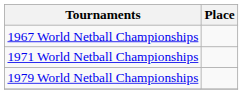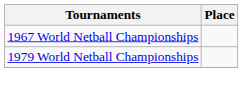- row: (103, 57)
